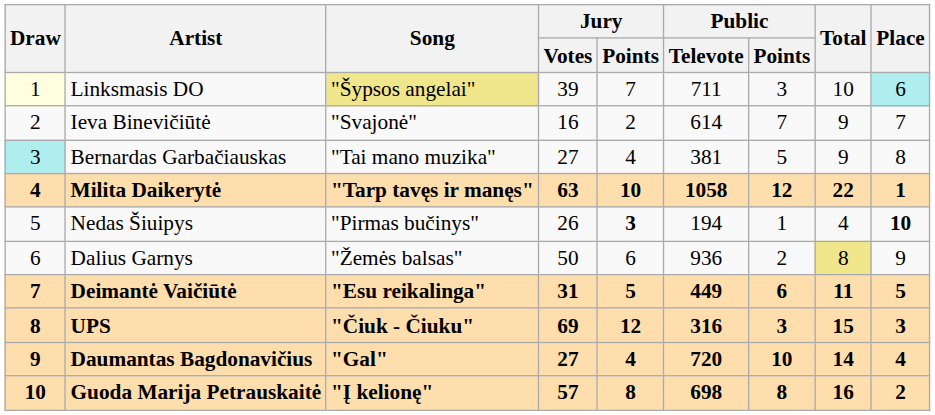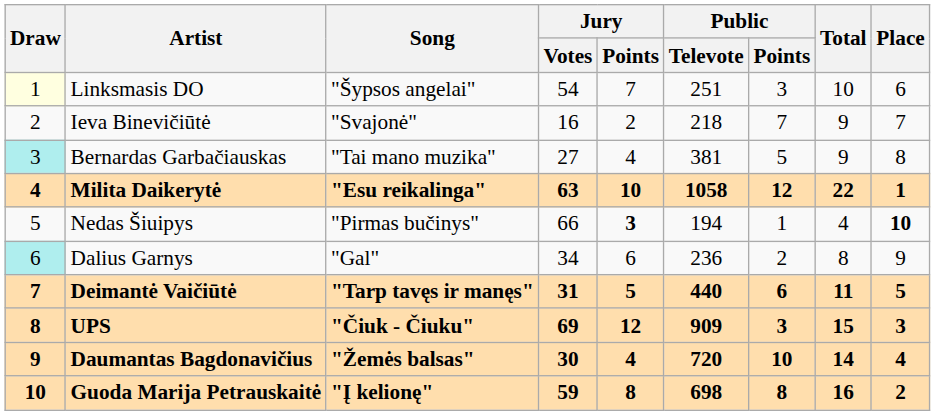(403, 88) khaki background -> (403, 88) no background
(568, 88) 39 -> (568, 88) 54
(706, 88) 711 -> (706, 88) 251
(901, 88) paleturquoise background -> (901, 88) no background
(706, 122) 614 -> (706, 122) 218
(432, 190) "Tarp tavęs ir manęs" -> (409, 190) "Esu reikalinga"
(568, 223) 26 -> (568, 223) 66
(35, 257) no background -> (35, 257) paleturquoise background
(397, 257) "Žemės balsas" -> (355, 257) "Gal"
(568, 257) 50 -> (568, 257) 34
(706, 257) 936 -> (706, 257) 236
(843, 257) khaki background -> (843, 257) no background
(409, 291) "Esu reikalinga" -> (432, 291) "Tarp tavęs ir manęs"
(706, 291) 449 -> (706, 291) 440
(706, 325) 316 -> (706, 325) 909
(359, 358) "Gal" -> (403, 358) "Žemės balsas"
(568, 358) 27 -> (568, 358) 30
(568, 392) 57 -> (568, 392) 59
